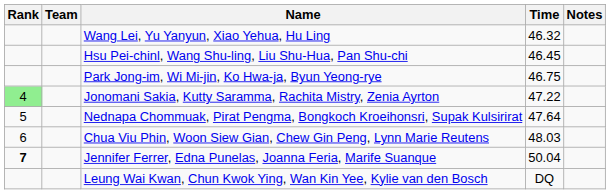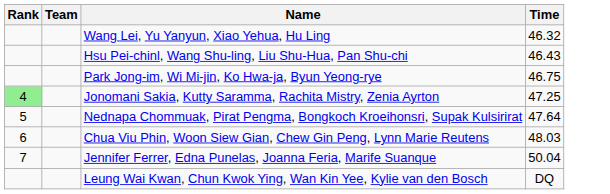- column: (585, 15)
(544, 56) 46.45 -> (544, 56) 46.43
(544, 97) 47.22 -> (544, 97) 47.25
(23, 158) bold -> (23, 158) normal
